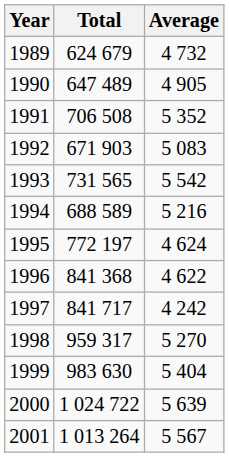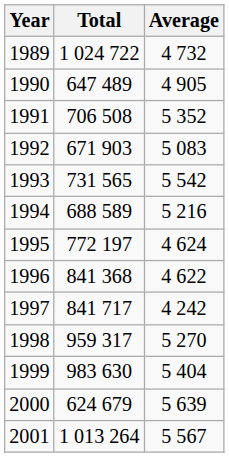(99, 52) 624 679 -> (99, 52) 1 024 722
(99, 404) 1 024 722 -> (99, 404) 624 679
